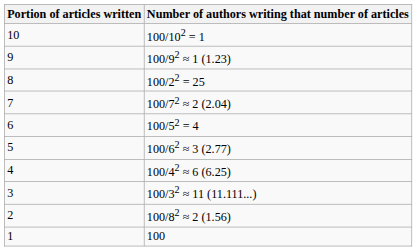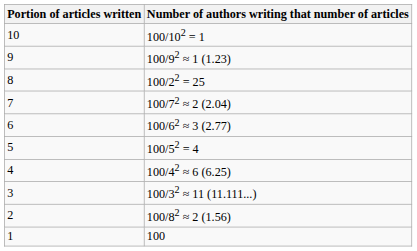(173, 125) 100/52 = 4 -> (189, 125) 100/62 ≈ 3 (2.77)
(189, 147) 100/62 ≈ 3 (2.77) -> (173, 147) 100/52 = 4
